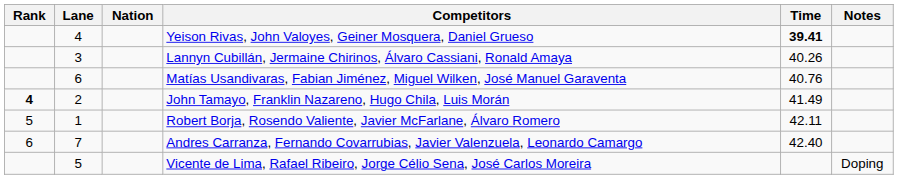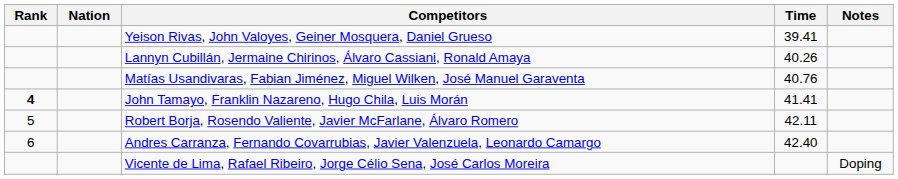- column: (78, 15)
(806, 36) bold -> (801, 36) normal
(806, 100) 41.49 -> (801, 100) 41.41
